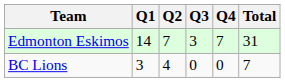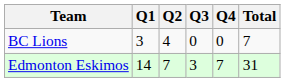rows swapped: (68, 41) <-> (38, 65)
